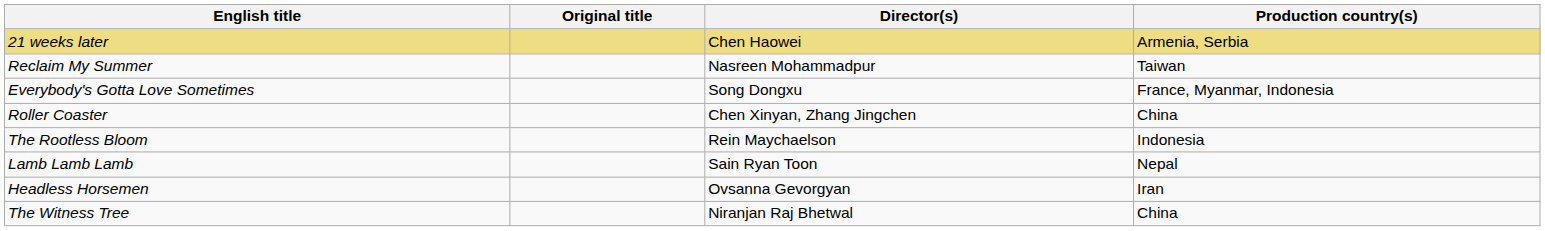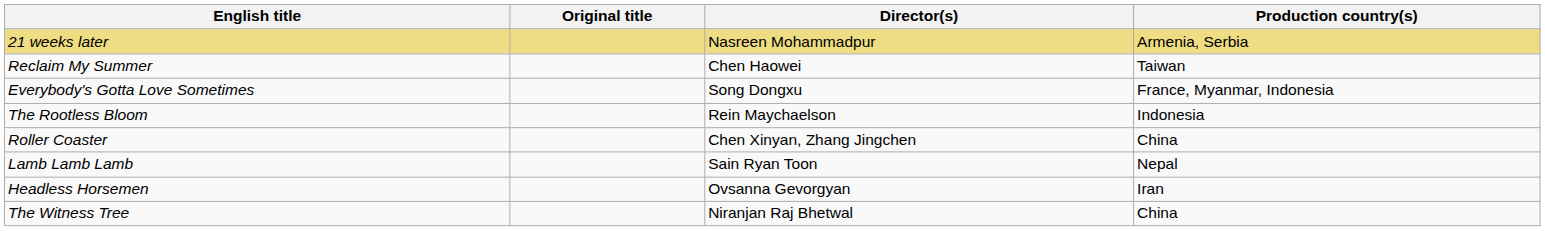(755, 41) Chen Haowei -> (792, 41) Nasreen Mohammadpur
(792, 66) Nasreen Mohammadpur -> (755, 66) Chen Haowei
rows swapped: (58, 115) <-> (78, 139)
